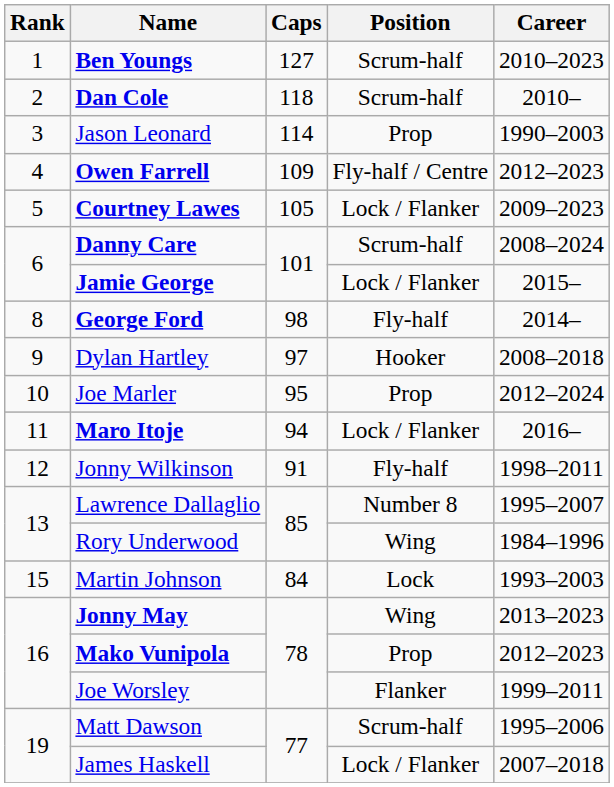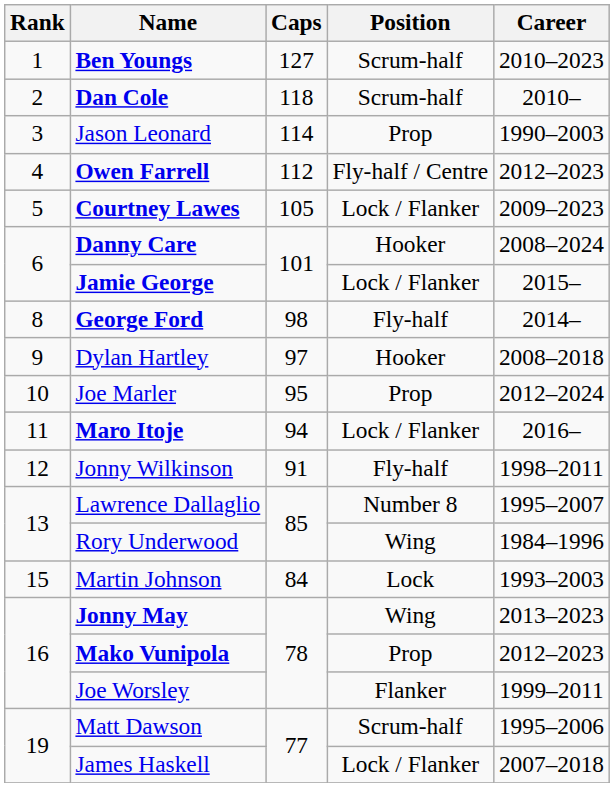(296, 171) 109 -> (296, 171) 112
(410, 245) Scrum-half -> (410, 245) Hooker
